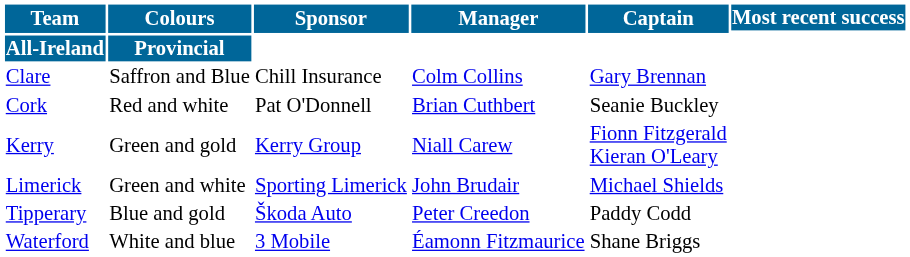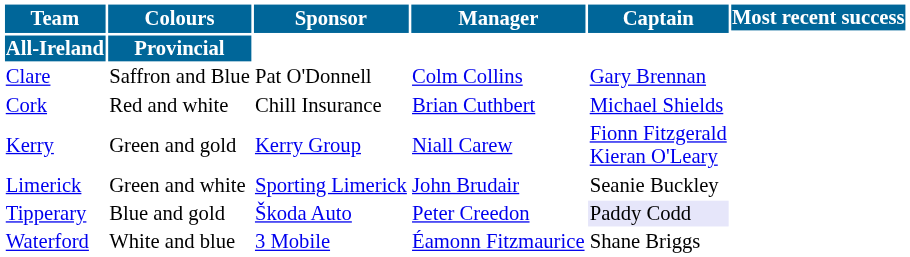(318, 76) Chill Insurance -> (313, 76) Pat O'Donnell
(313, 105) Pat O'Donnell -> (318, 105) Chill Insurance
(654, 105) Seanie Buckley -> (656, 105) Michael Shields
(656, 185) Michael Shields -> (654, 185) Seanie Buckley
(640, 213) no background -> (640, 213) lavender background
